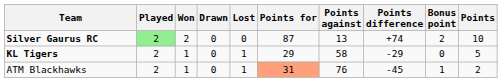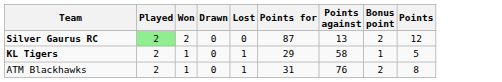- column: (395, 18)
(478, 39) 10 -> (416, 39) 12
(442, 54) 0 -> (380, 54) 1
(288, 69) lightsalmon background -> (288, 69) no background
(442, 69) 1 -> (380, 69) 2
(478, 69) 2 -> (416, 69) 8
